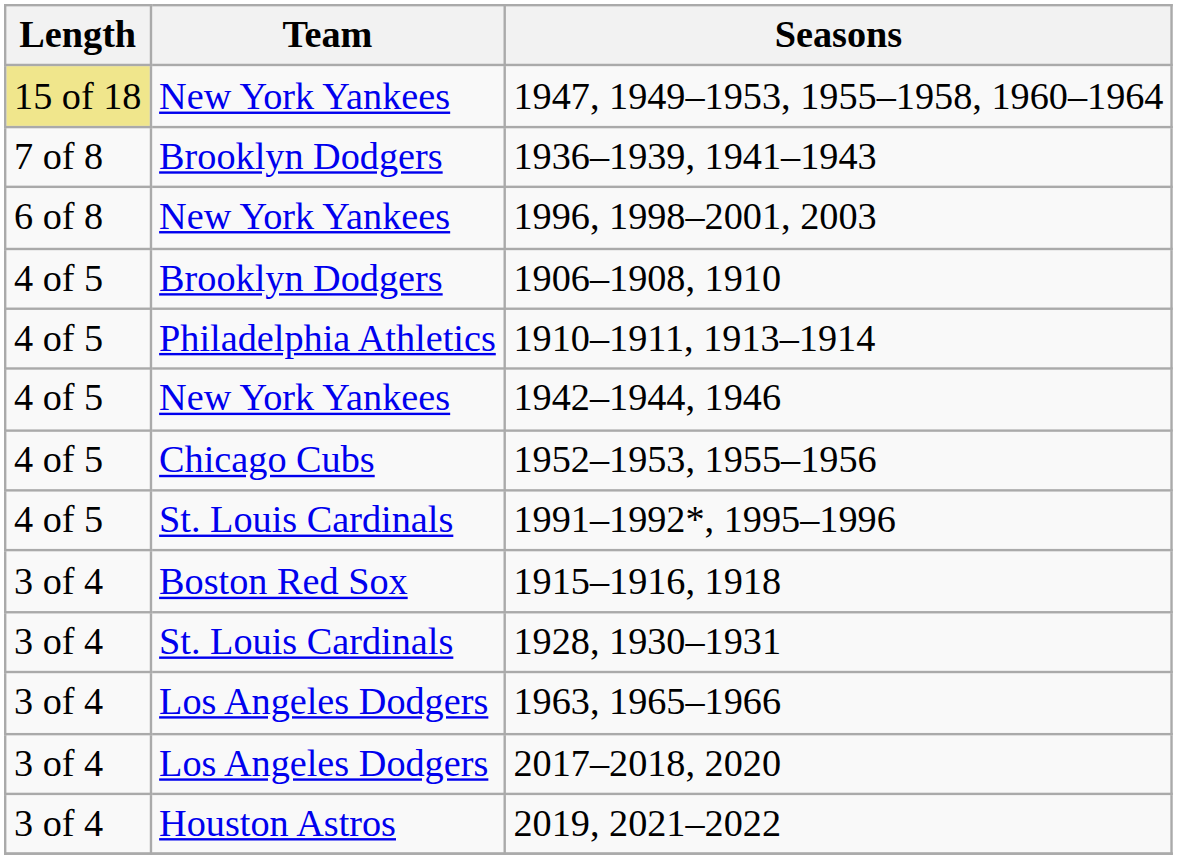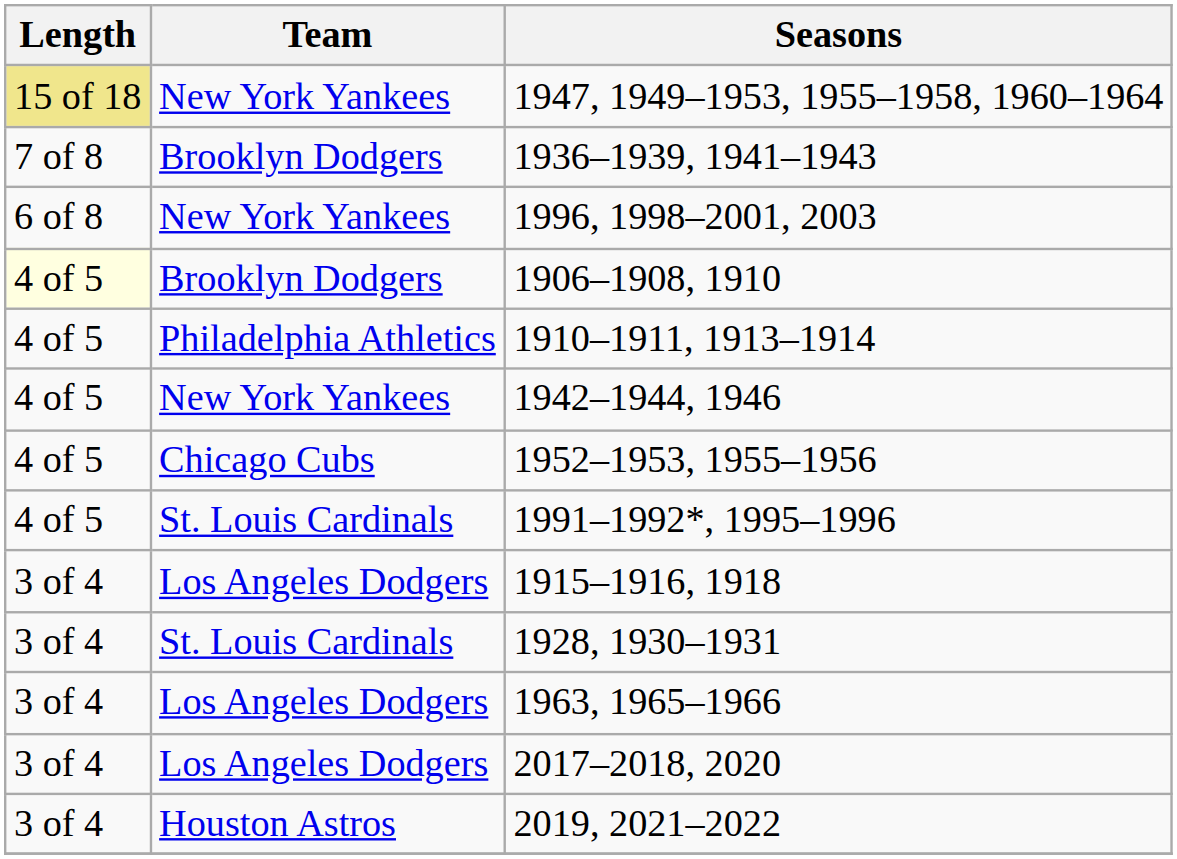(59, 277) no background -> (59, 277) lightyellow background
(283, 580) Boston Red Sox -> (324, 580) Los Angeles Dodgers
